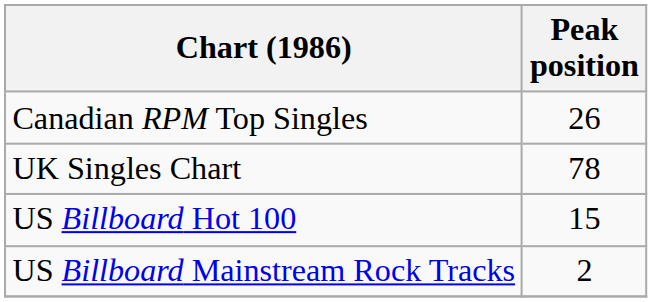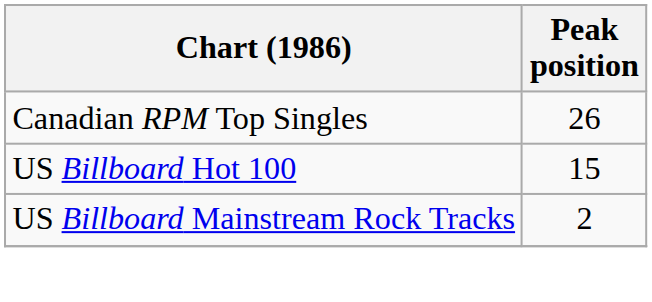- row: (127, 168)
